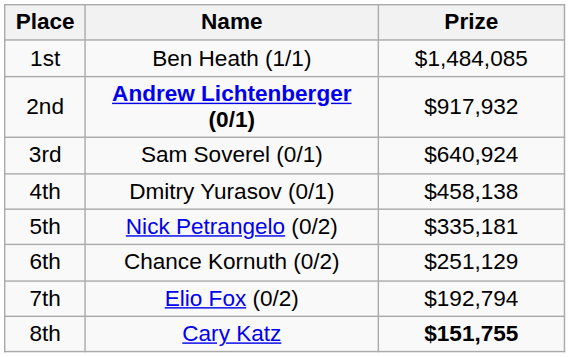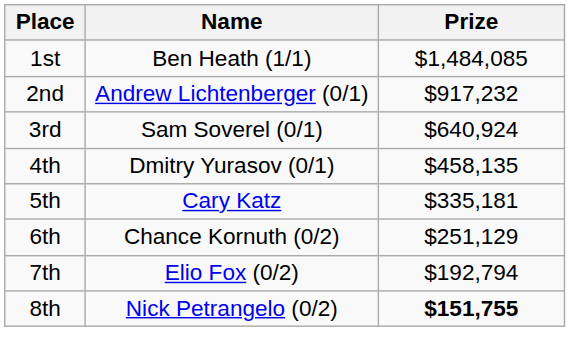(232, 106) bold -> (232, 93) normal
(471, 106) $917,932 -> (471, 93) $917,232
(471, 190) $458,138 -> (471, 165) $458,135
(232, 226) Nick Petrangelo (0/2) -> (232, 201) Cary Katz
(232, 333) Cary Katz -> (232, 308) Nick Petrangelo (0/2)
